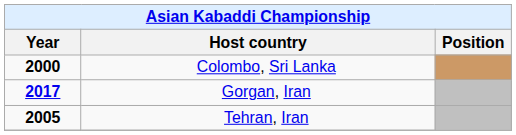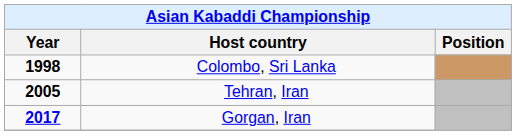(43, 67) 2000 -> (43, 67) 1998
rows swapped: (266, 117) <-> (266, 92)
